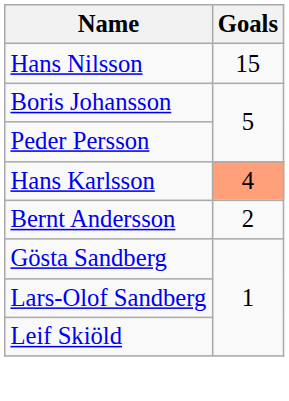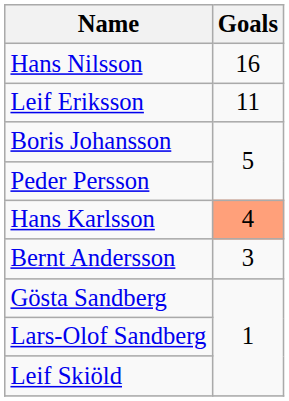(248, 63) 15 -> (248, 63) 16
+ row: (77, 102)
(248, 219) 2 -> (248, 258) 3
